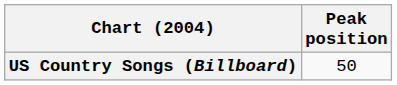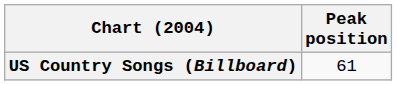(346, 66) 50 -> (346, 66) 61
